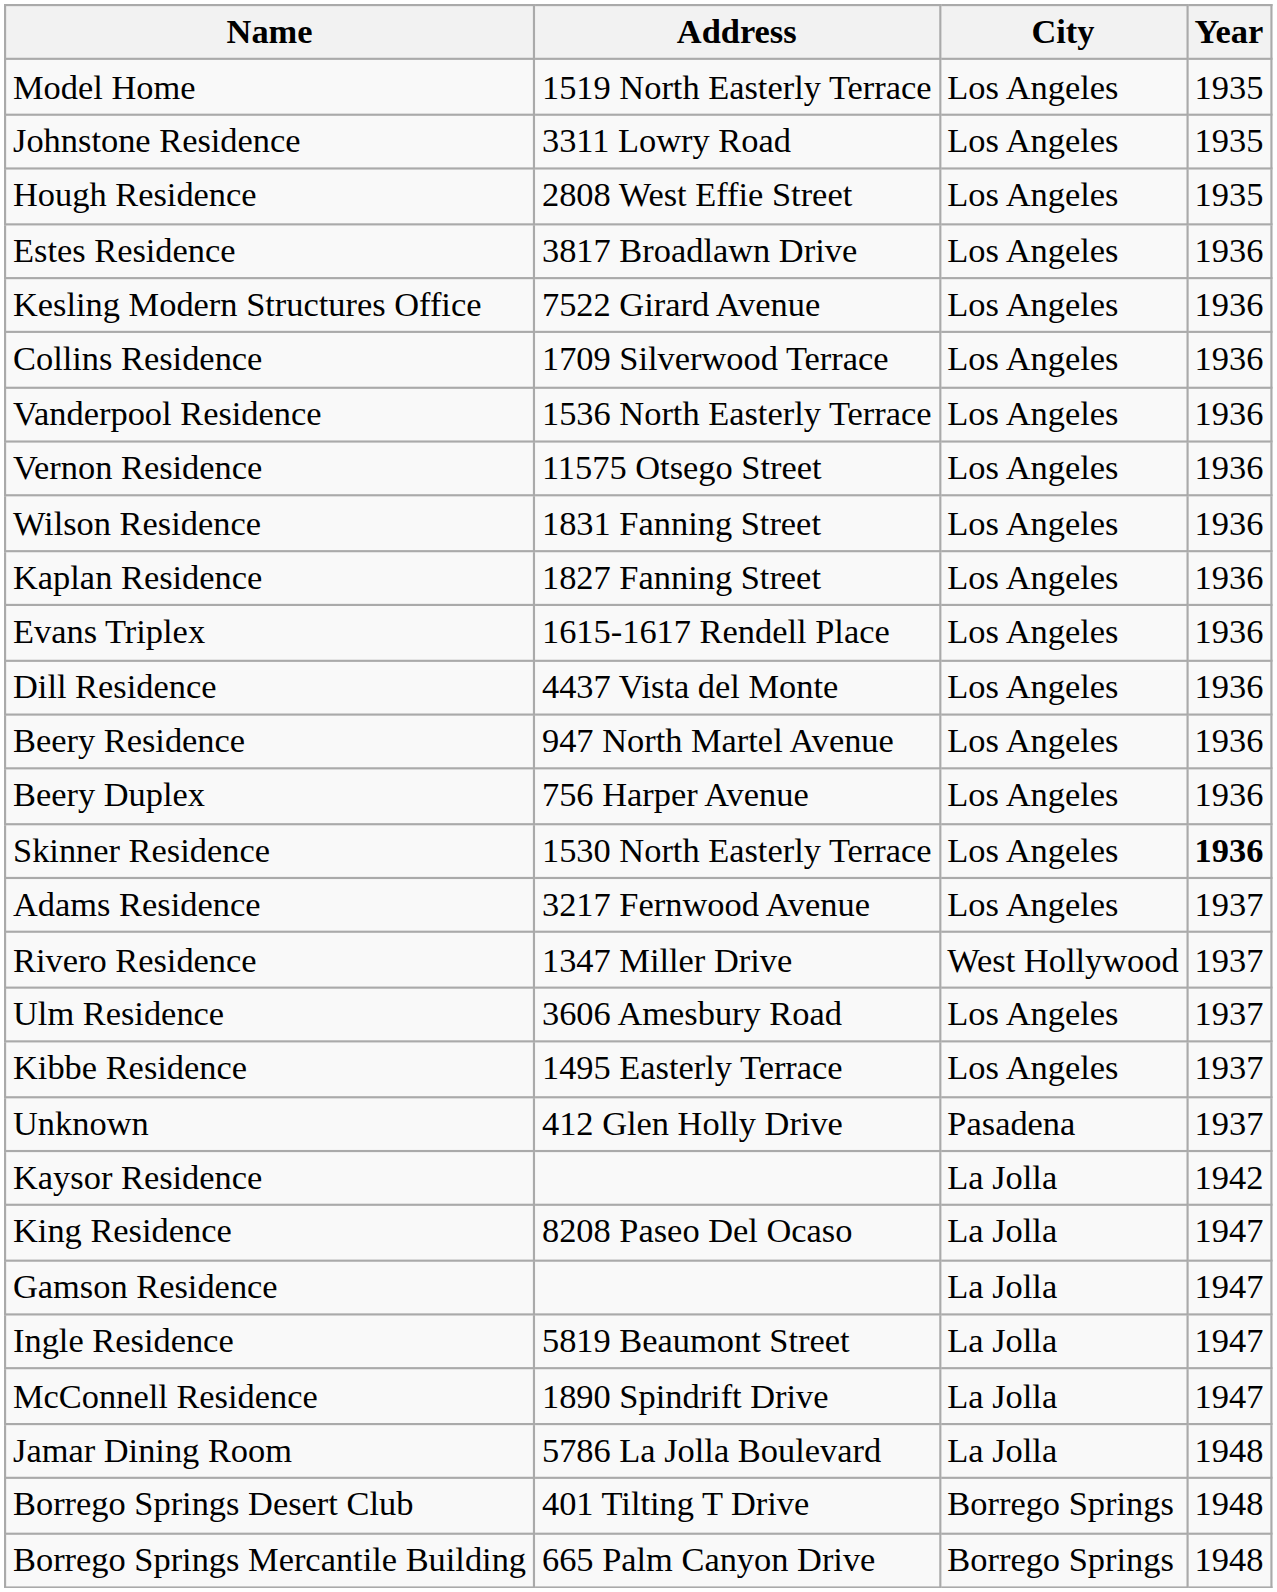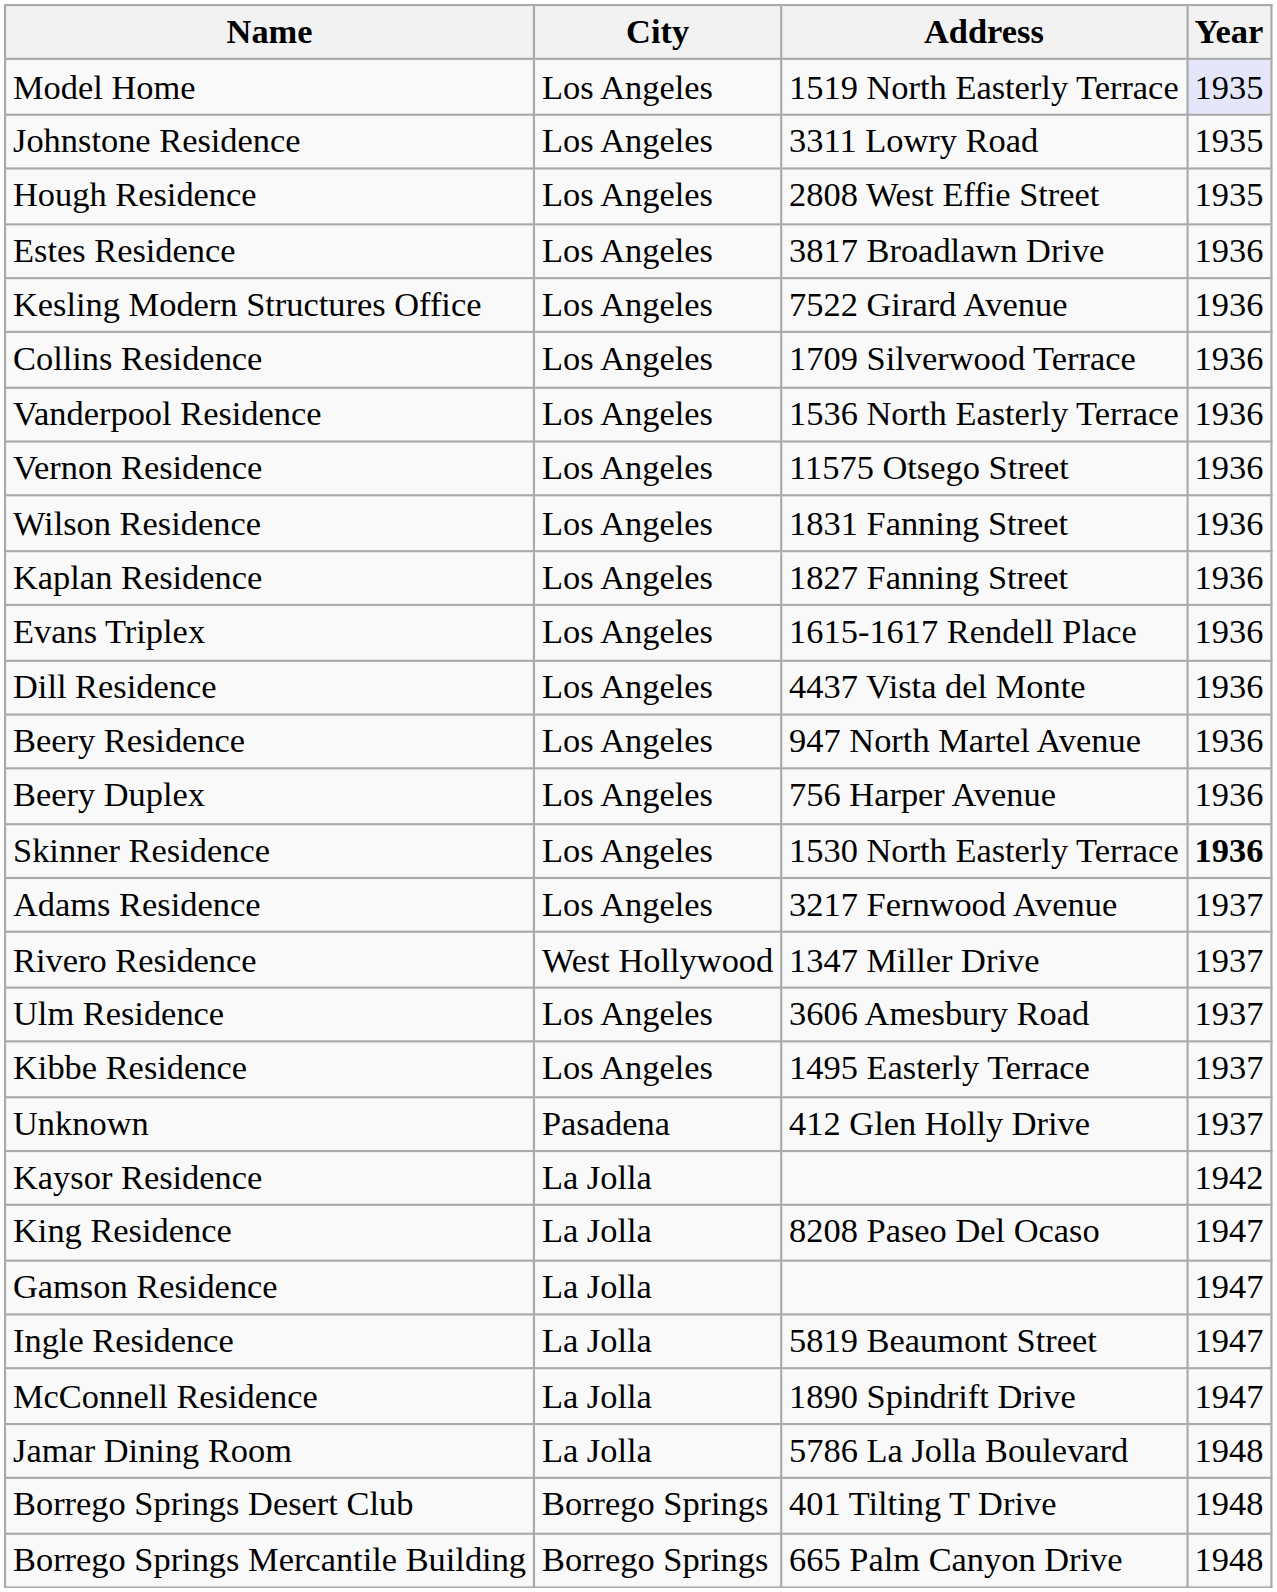columns swapped: (1063, 31) <-> (737, 31)
(1229, 86) no background -> (1229, 86) lavender background
